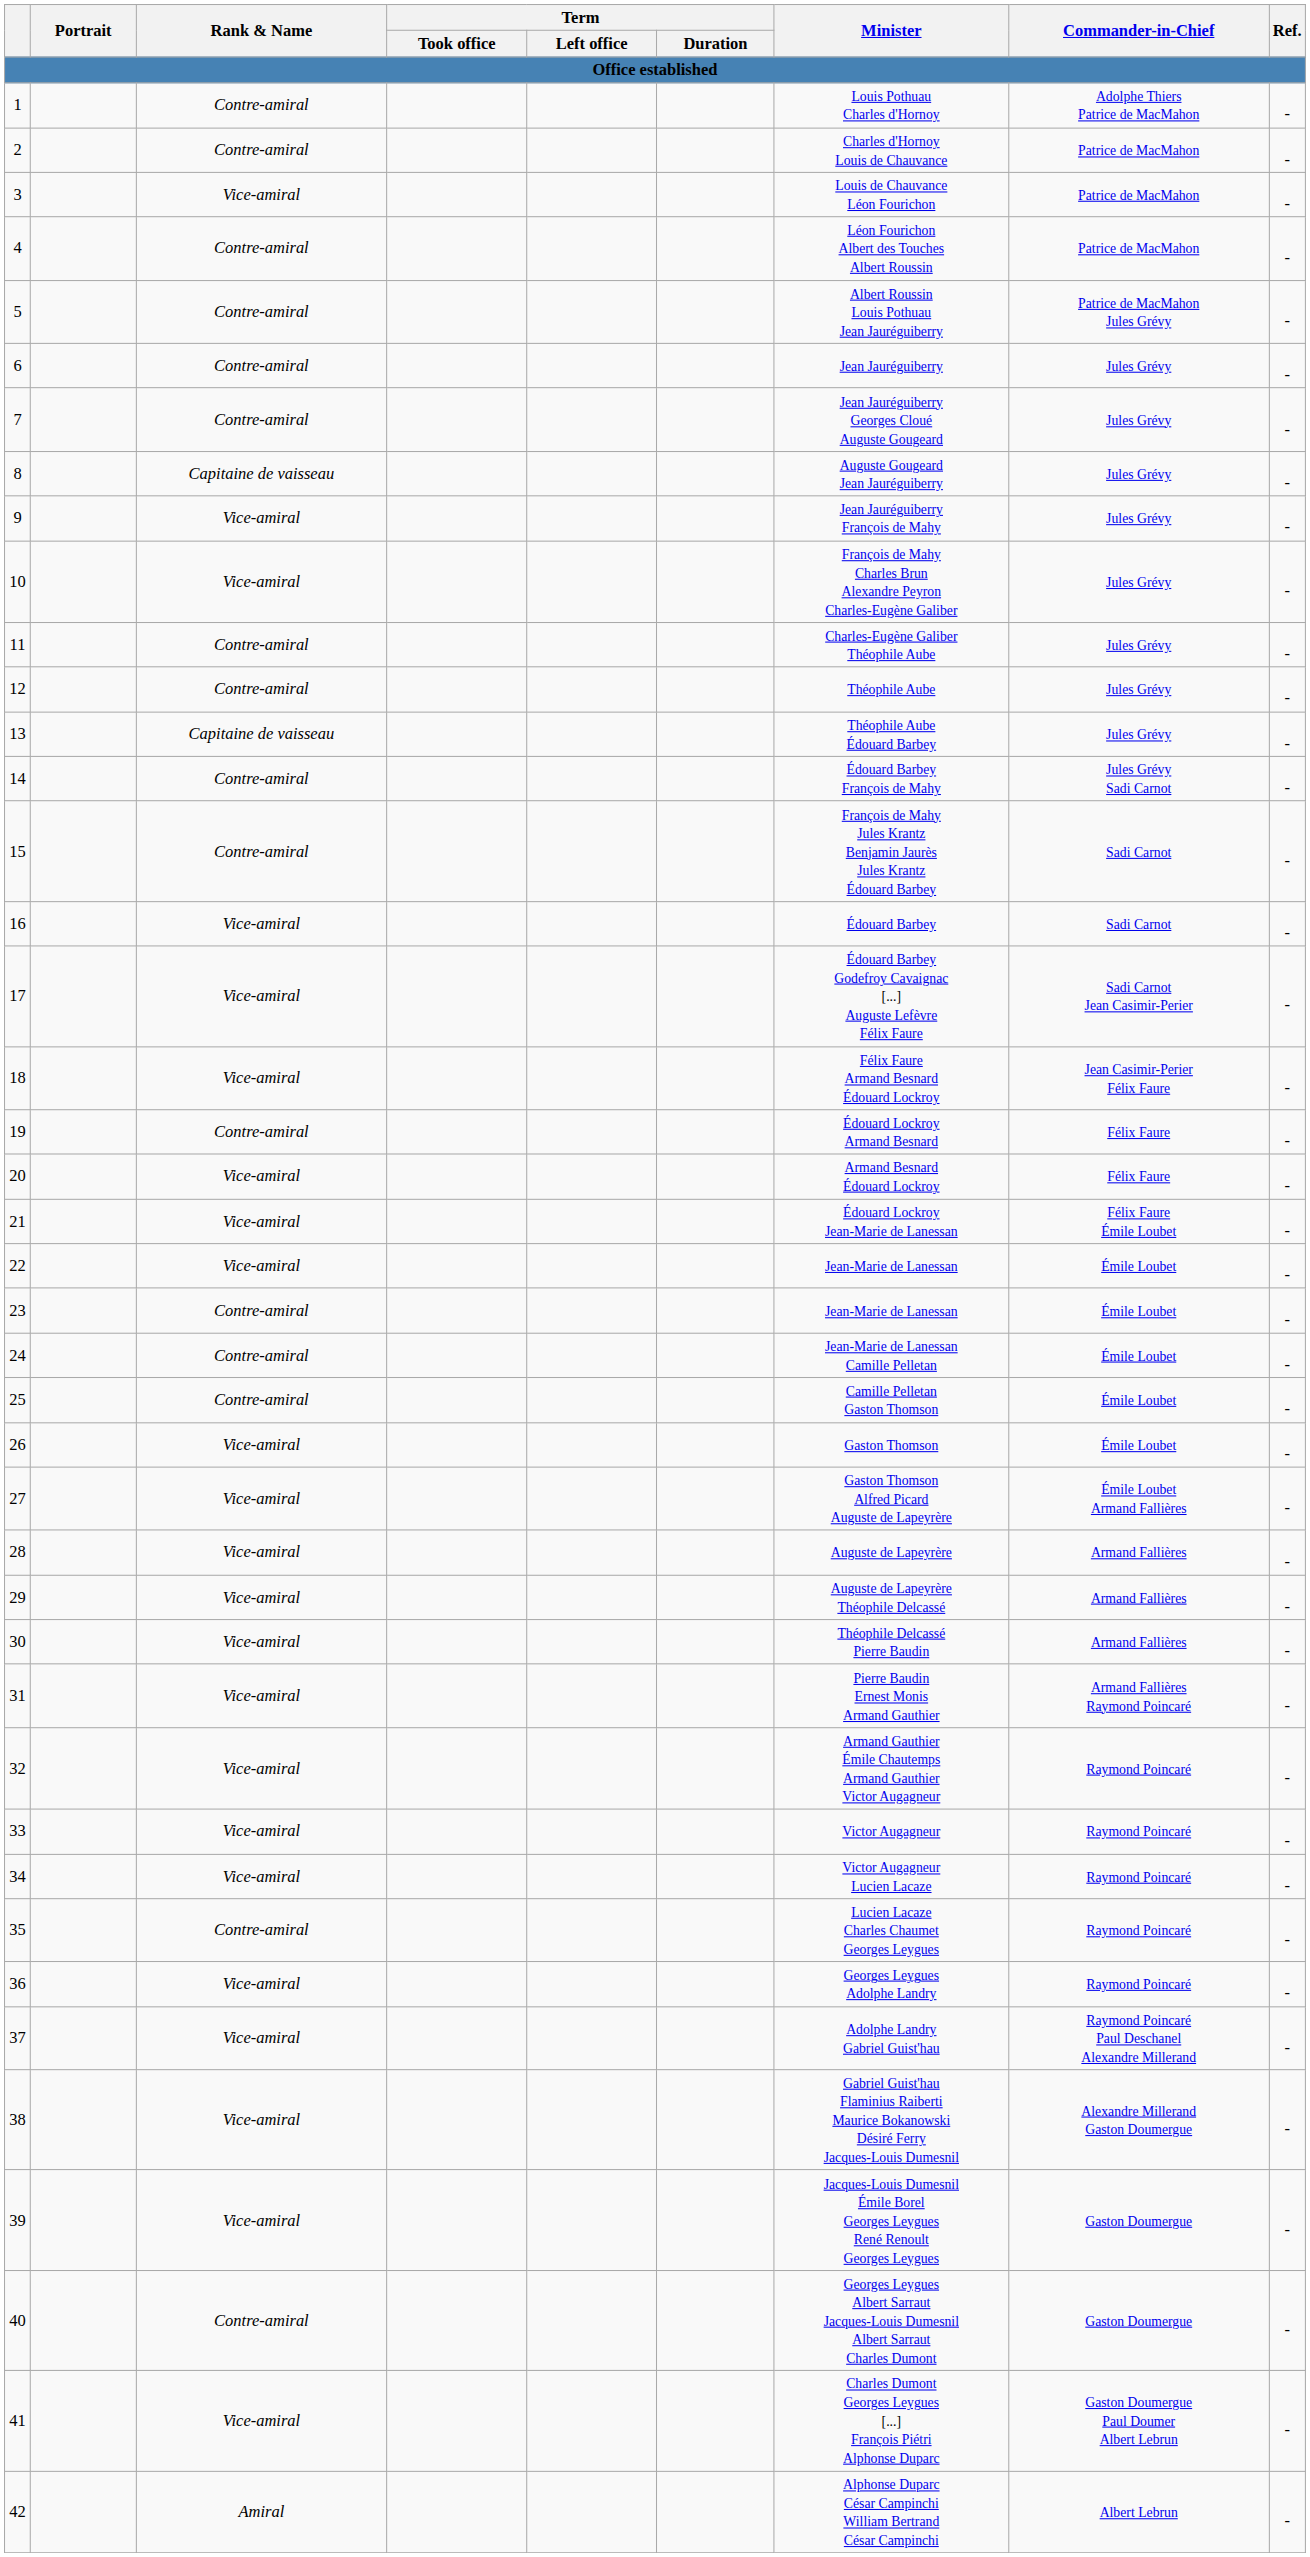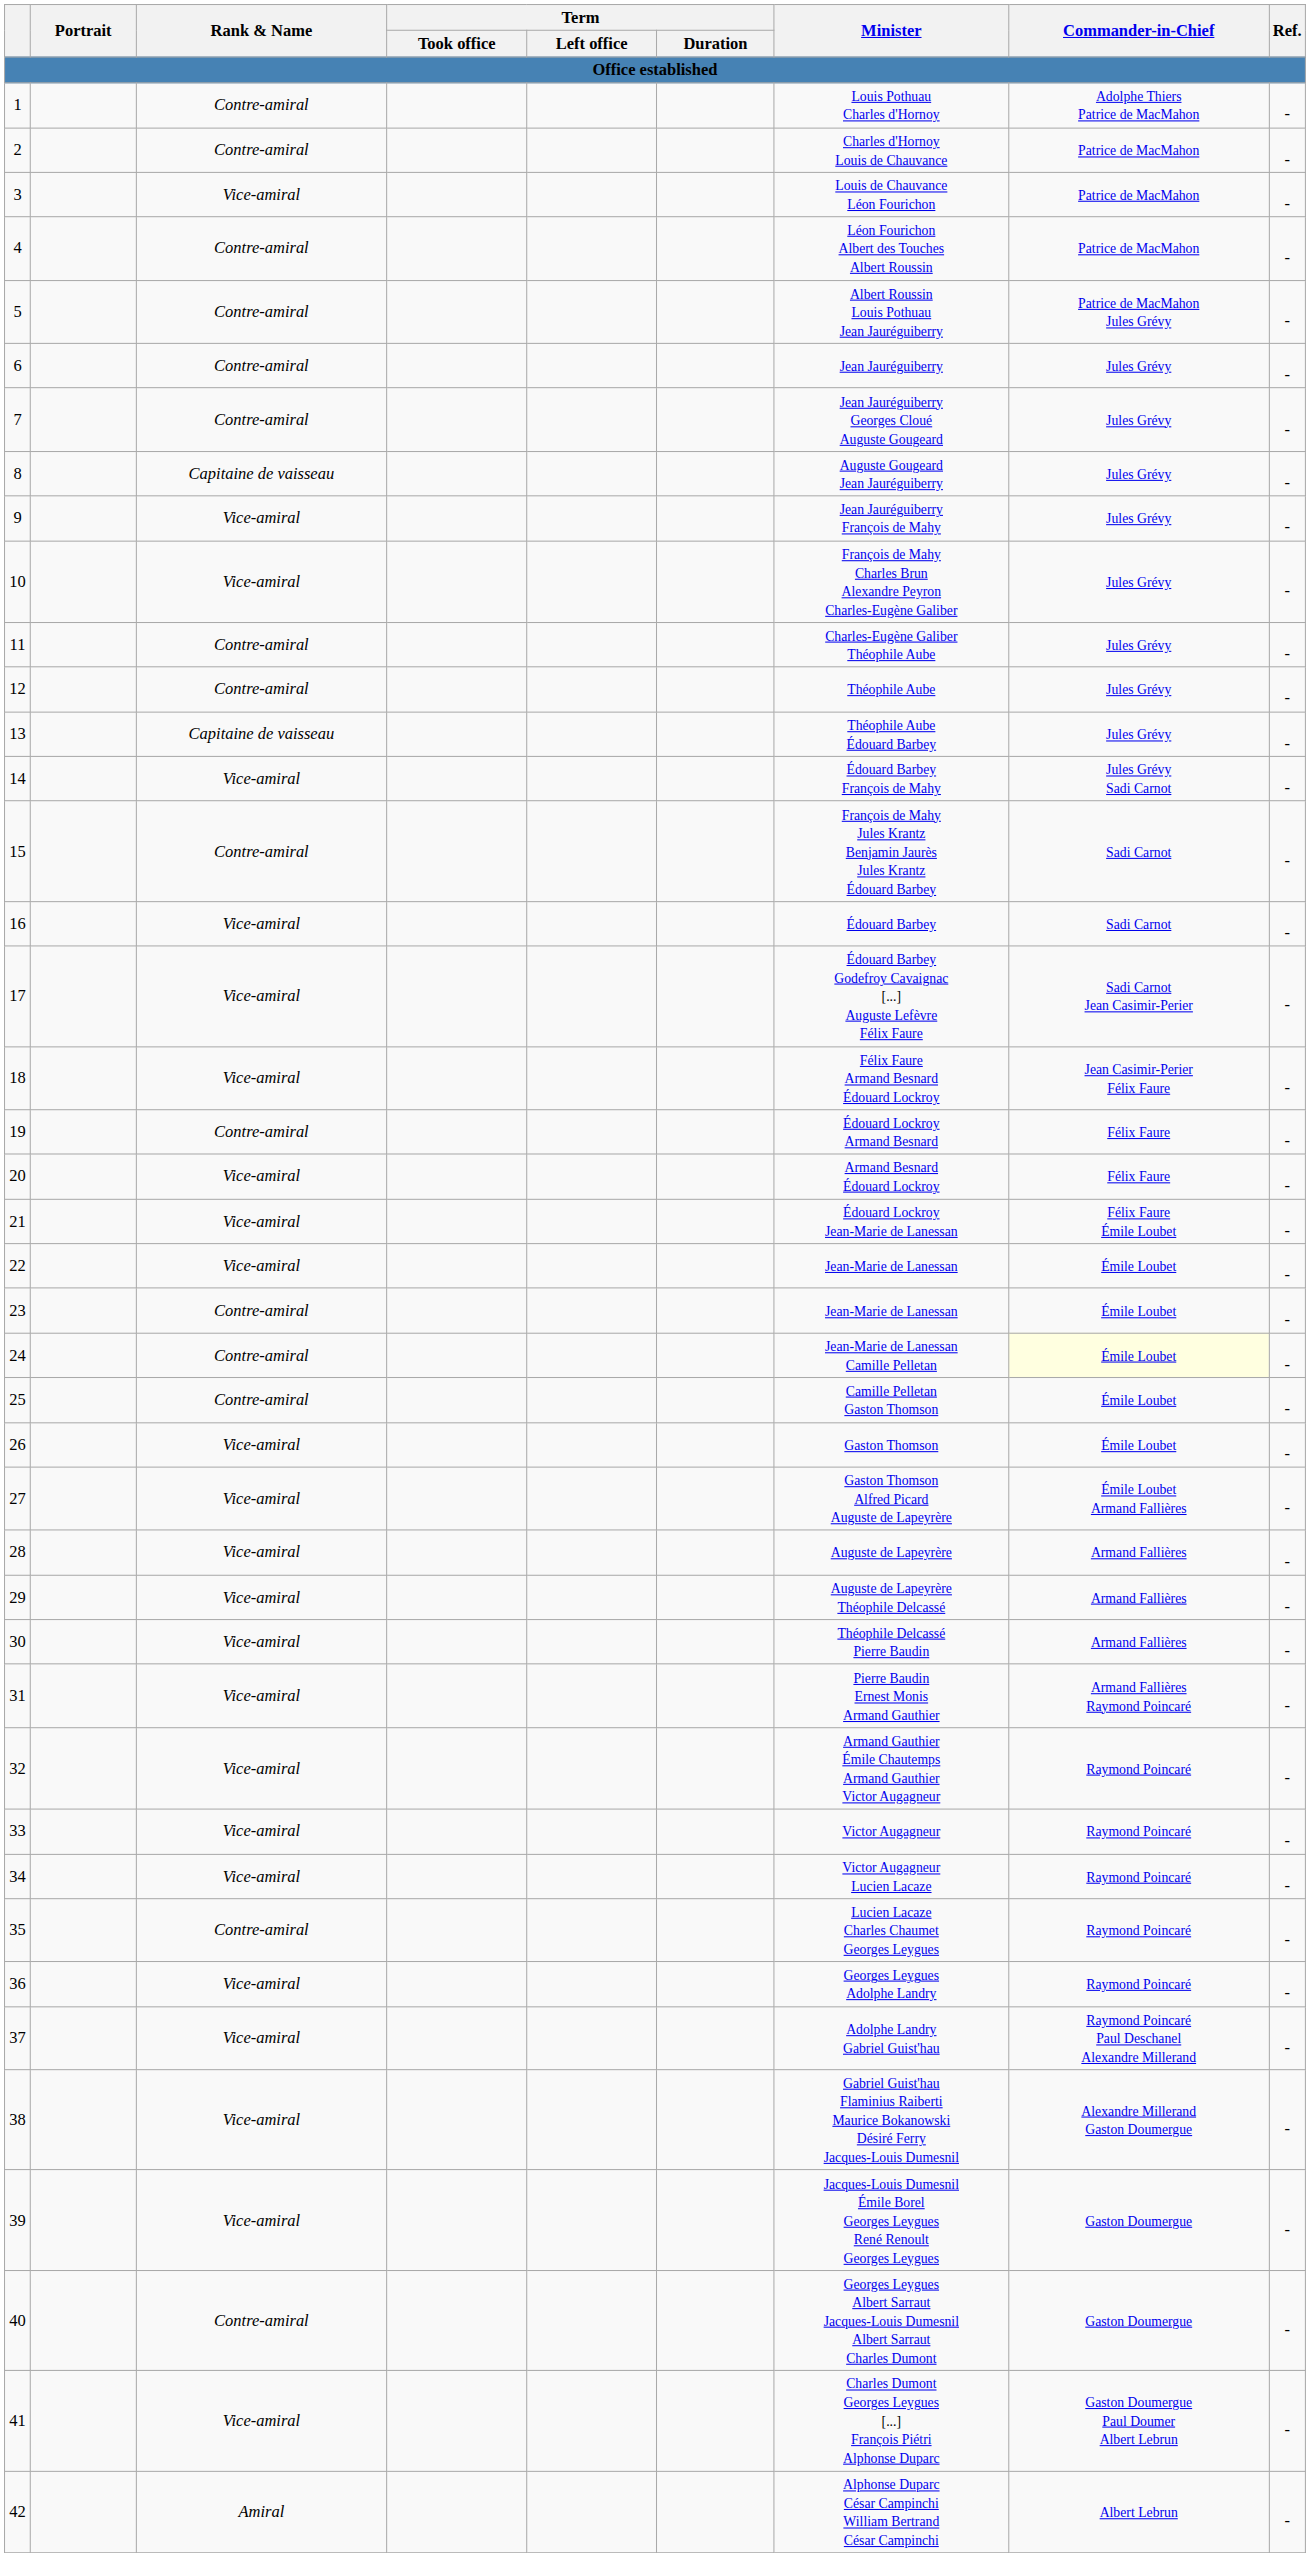(261, 778) Contre-amiral -> (261, 778) Vice-amiral
(1139, 1356) no background -> (1139, 1356) lightyellow background
